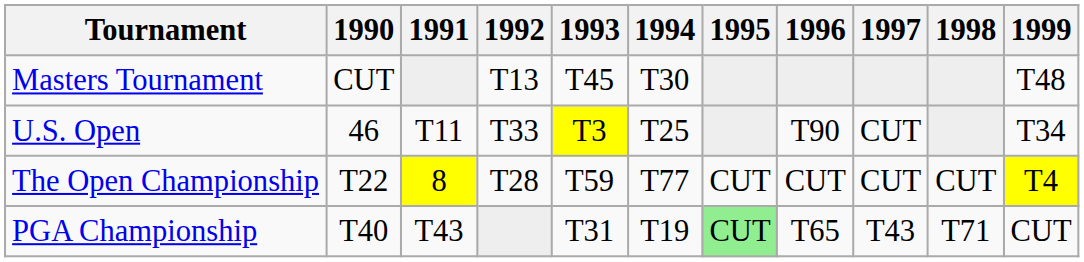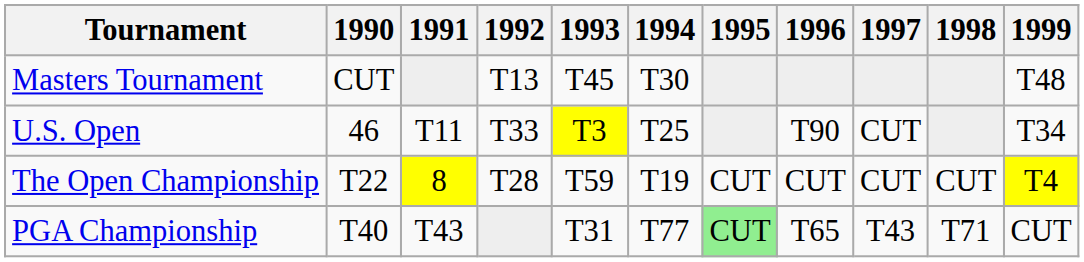(665, 181) T77 -> (665, 181) T19
(665, 231) T19 -> (665, 231) T77
